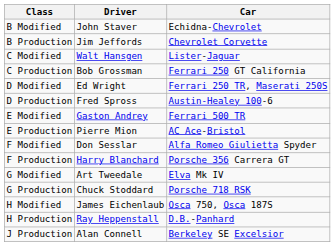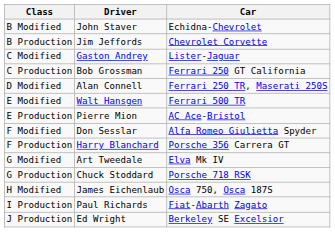(109, 56) Walt Hansgen -> (112, 56) Gaston Andrey
(101, 86) Ed Wright -> (109, 86) Alan Connell
- row: (39, 101)
(112, 116) Gaston Andrey -> (109, 101) Walt Hansgen
- row: (39, 219)
+ row: (39, 205)
(109, 234) Alan Connell -> (101, 219) Ed Wright
